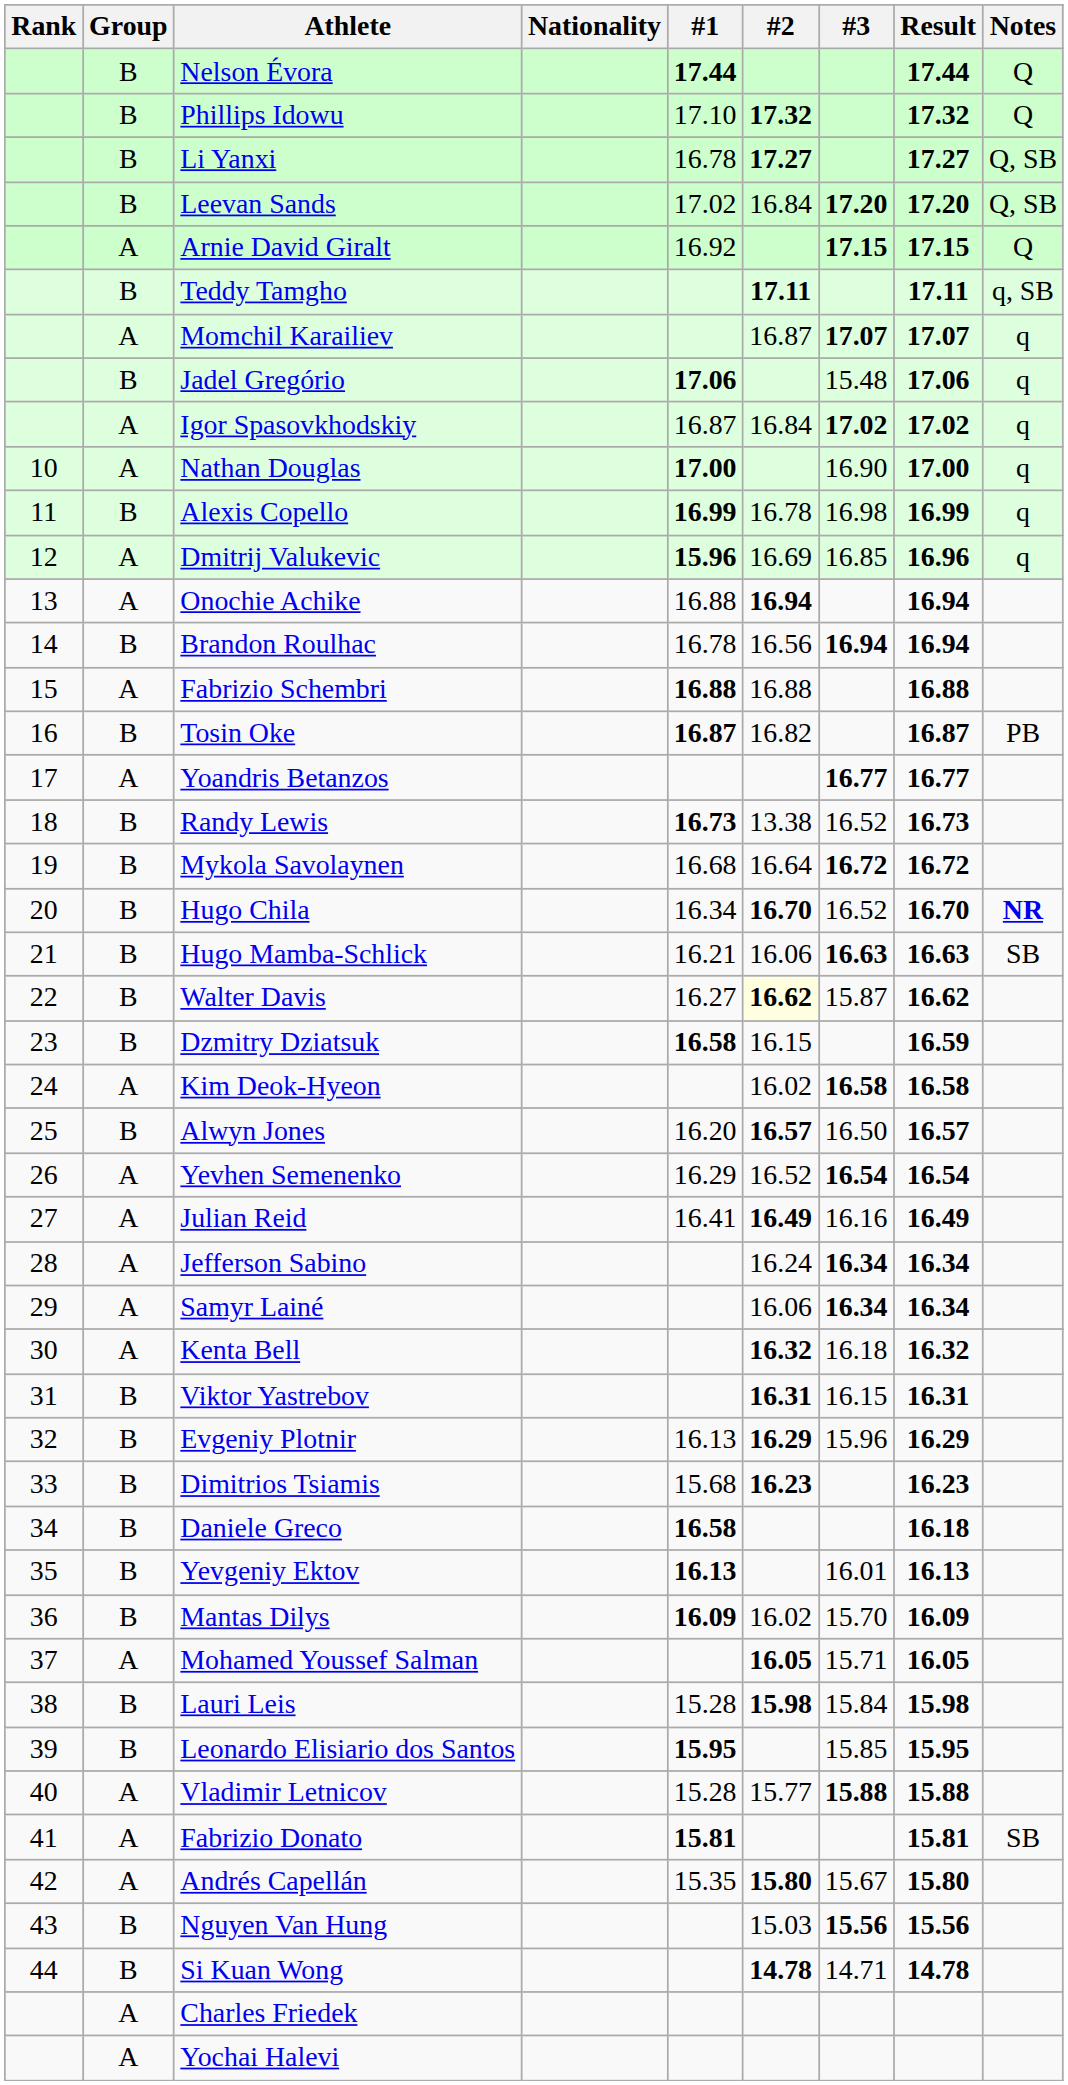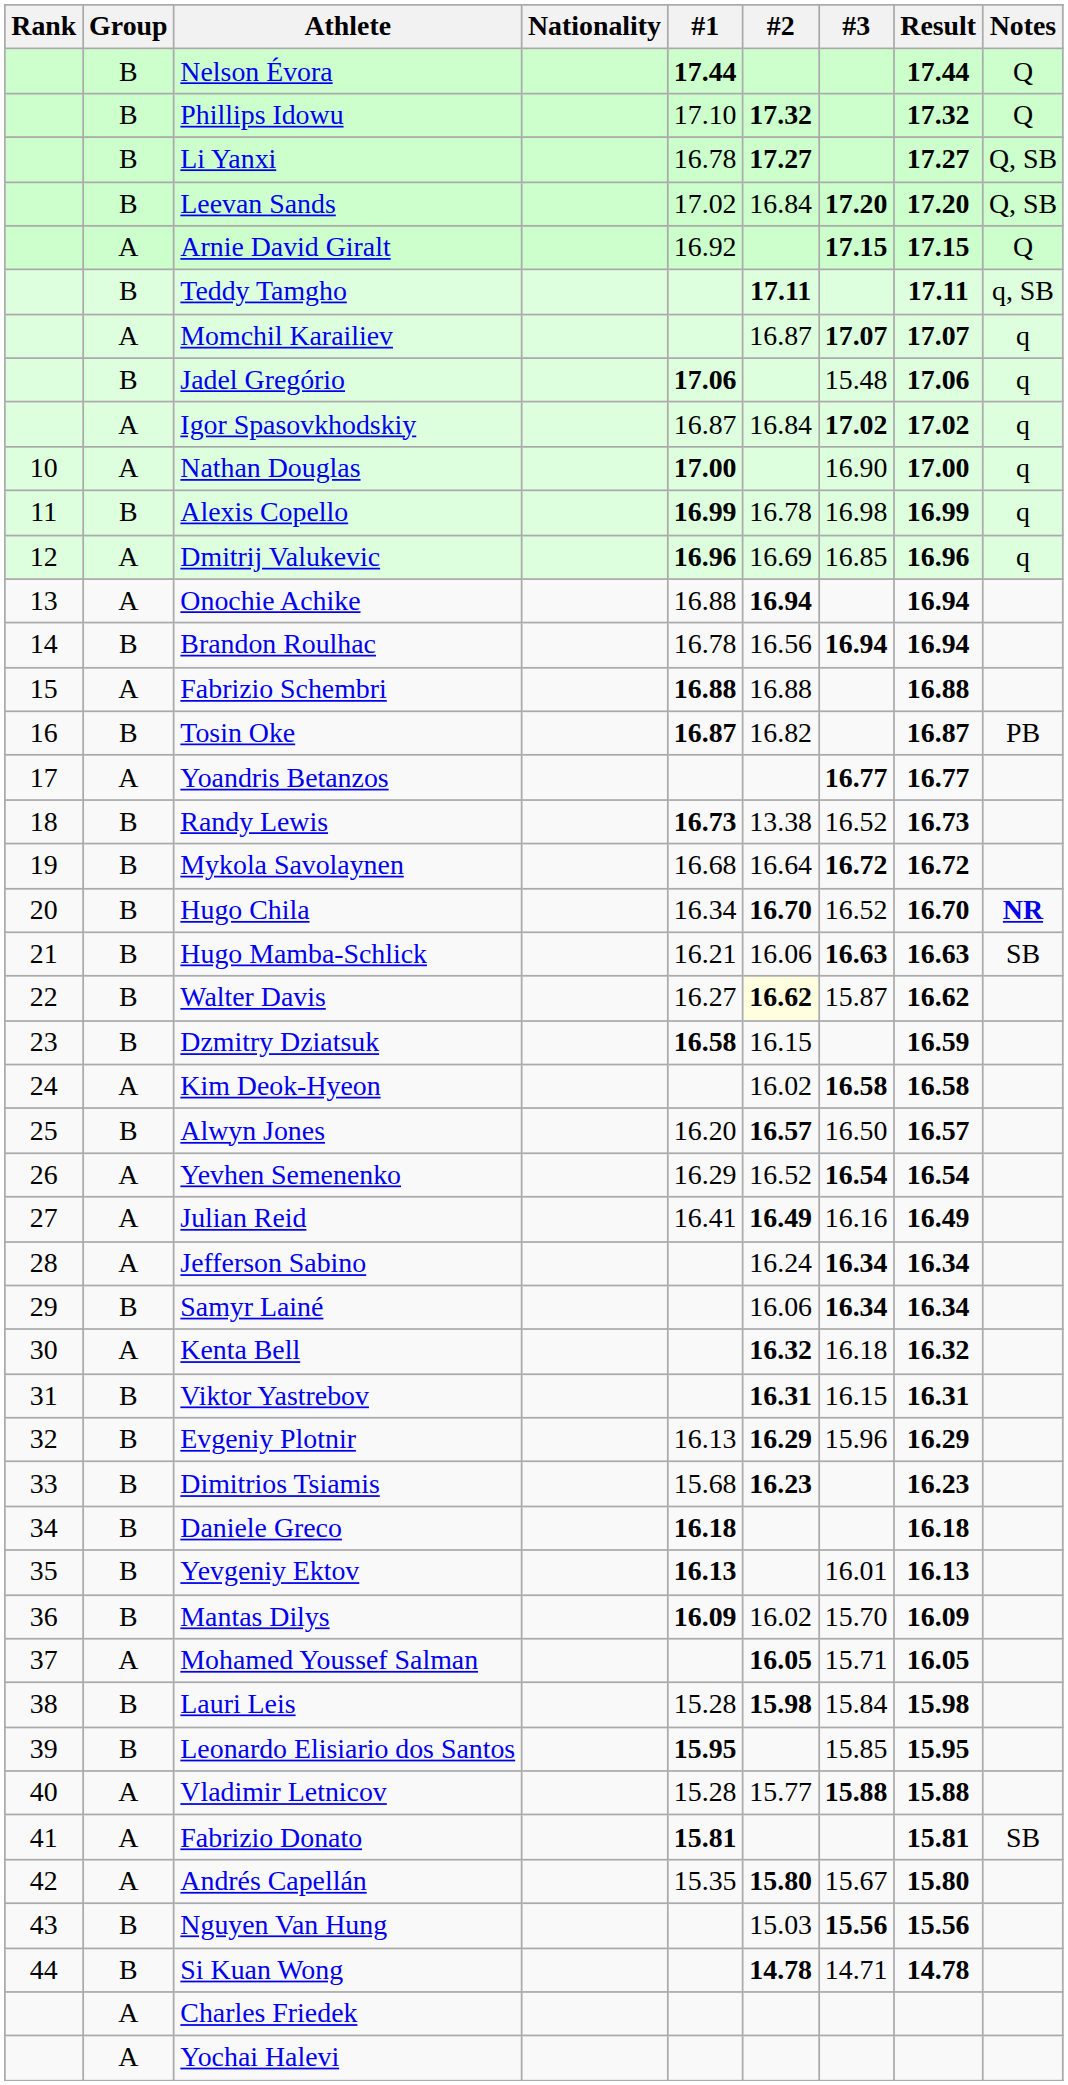(705, 556) 15.96 -> (705, 556) 16.96
(128, 1306) A -> (128, 1306) B
(705, 1527) 16.58 -> (705, 1527) 16.18
